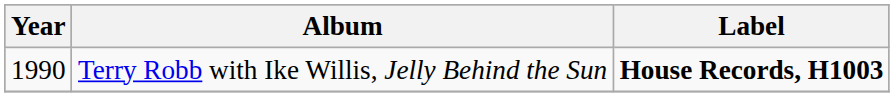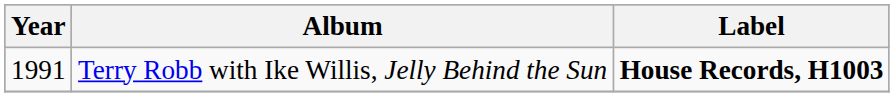(38, 69) 1990 -> (38, 69) 1991
